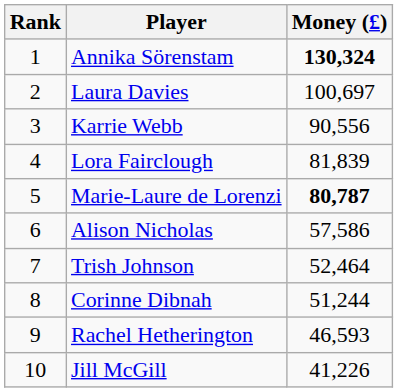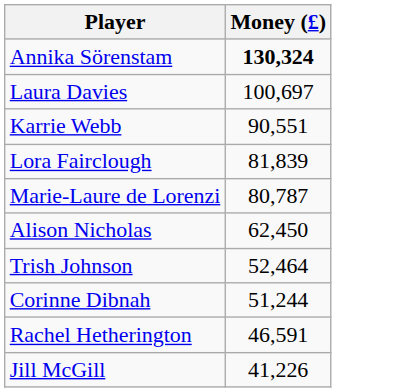- column: (35, 21)
(339, 126) 90,556 -> (278, 126) 90,551
(339, 195) bold -> (278, 195) normal
(339, 230) 57,586 -> (278, 230) 62,450
(339, 334) 46,593 -> (278, 334) 46,591
